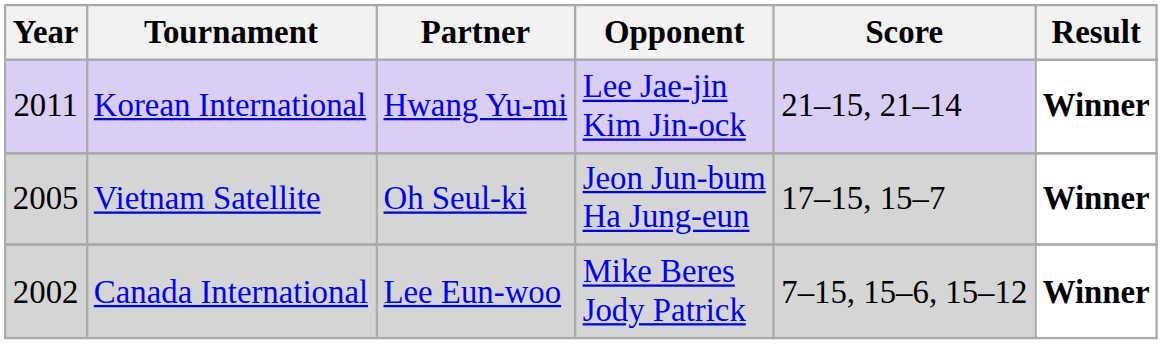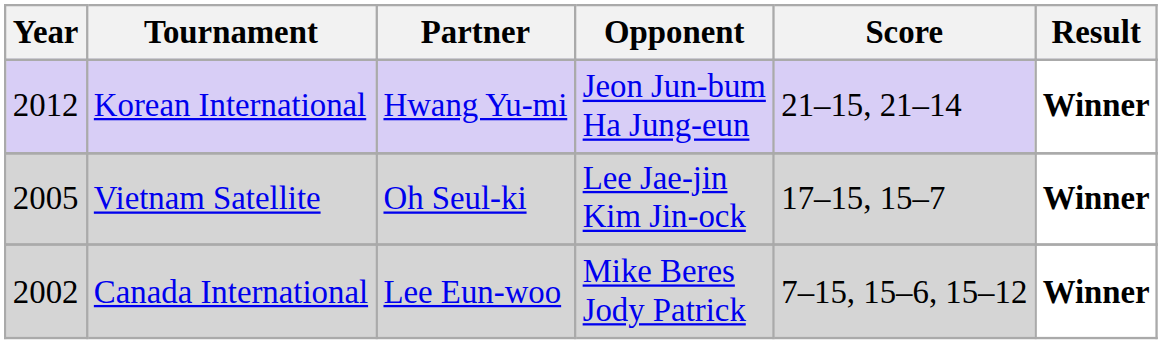(46, 105) 2011 -> (46, 105) 2012
(664, 105) Lee Jae-jin Kim Jin-ock -> (674, 105) Jeon Jun-bum Ha Jung-eun
(674, 198) Jeon Jun-bum Ha Jung-eun -> (664, 198) Lee Jae-jin Kim Jin-ock
